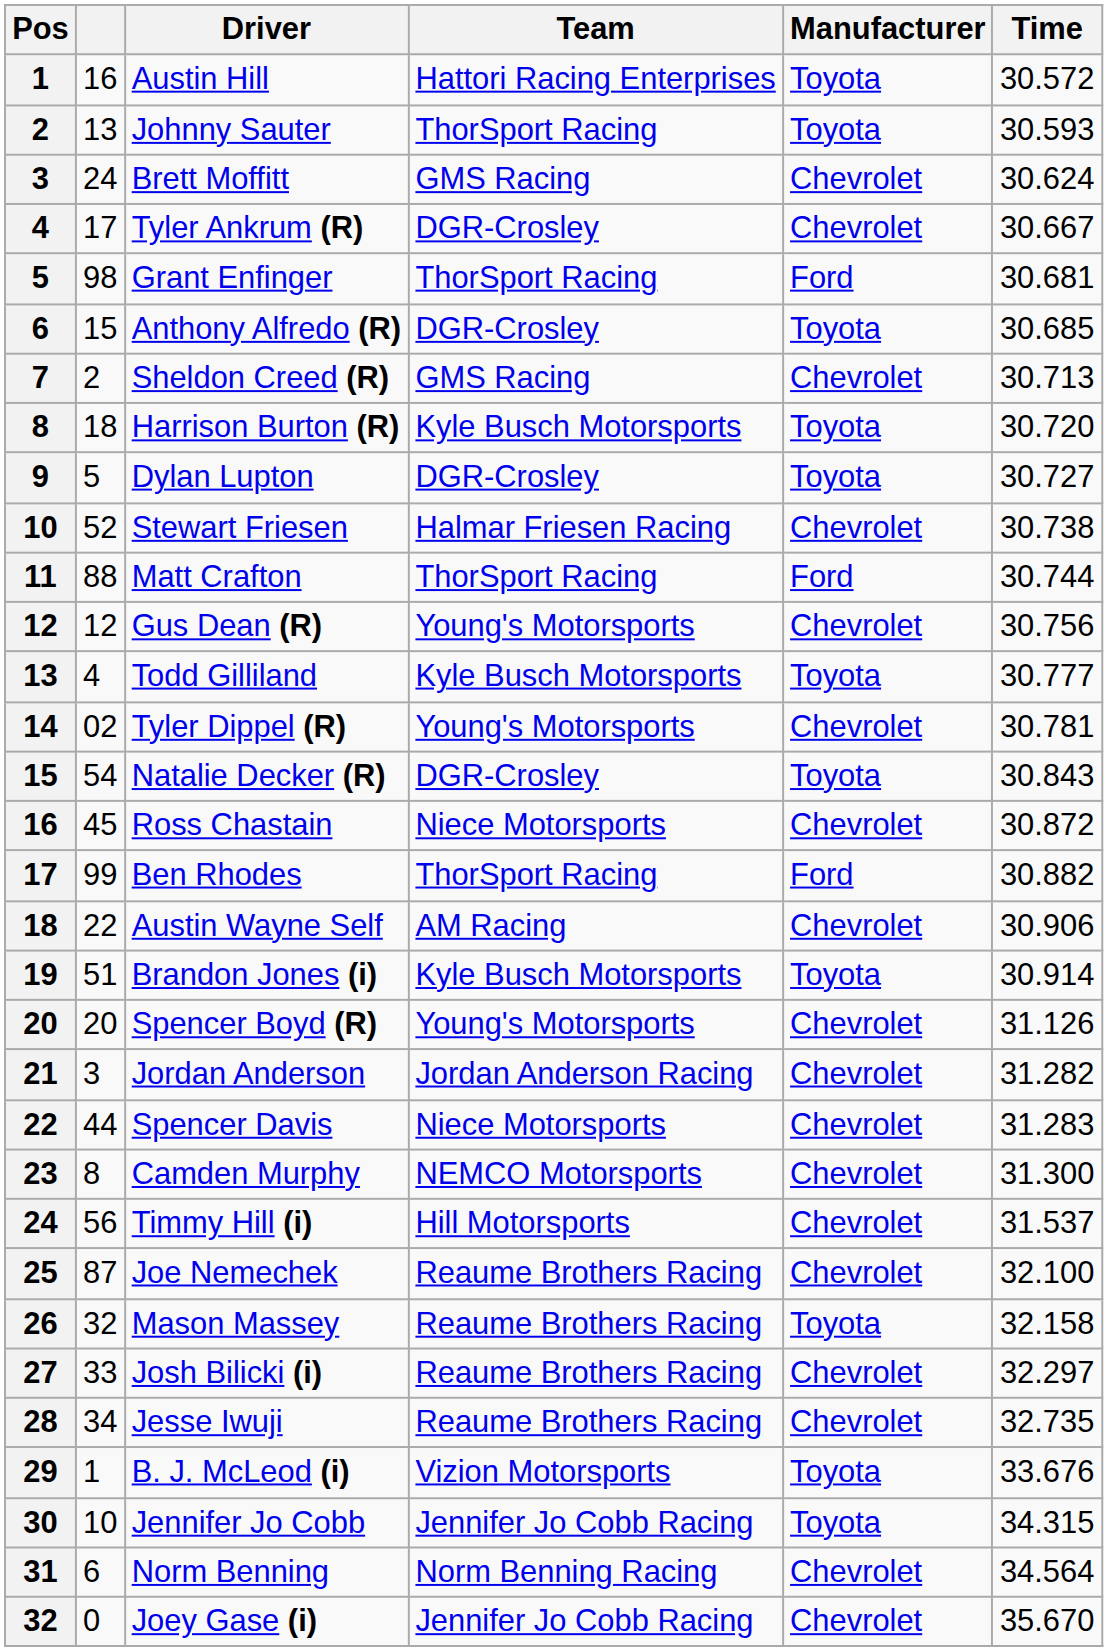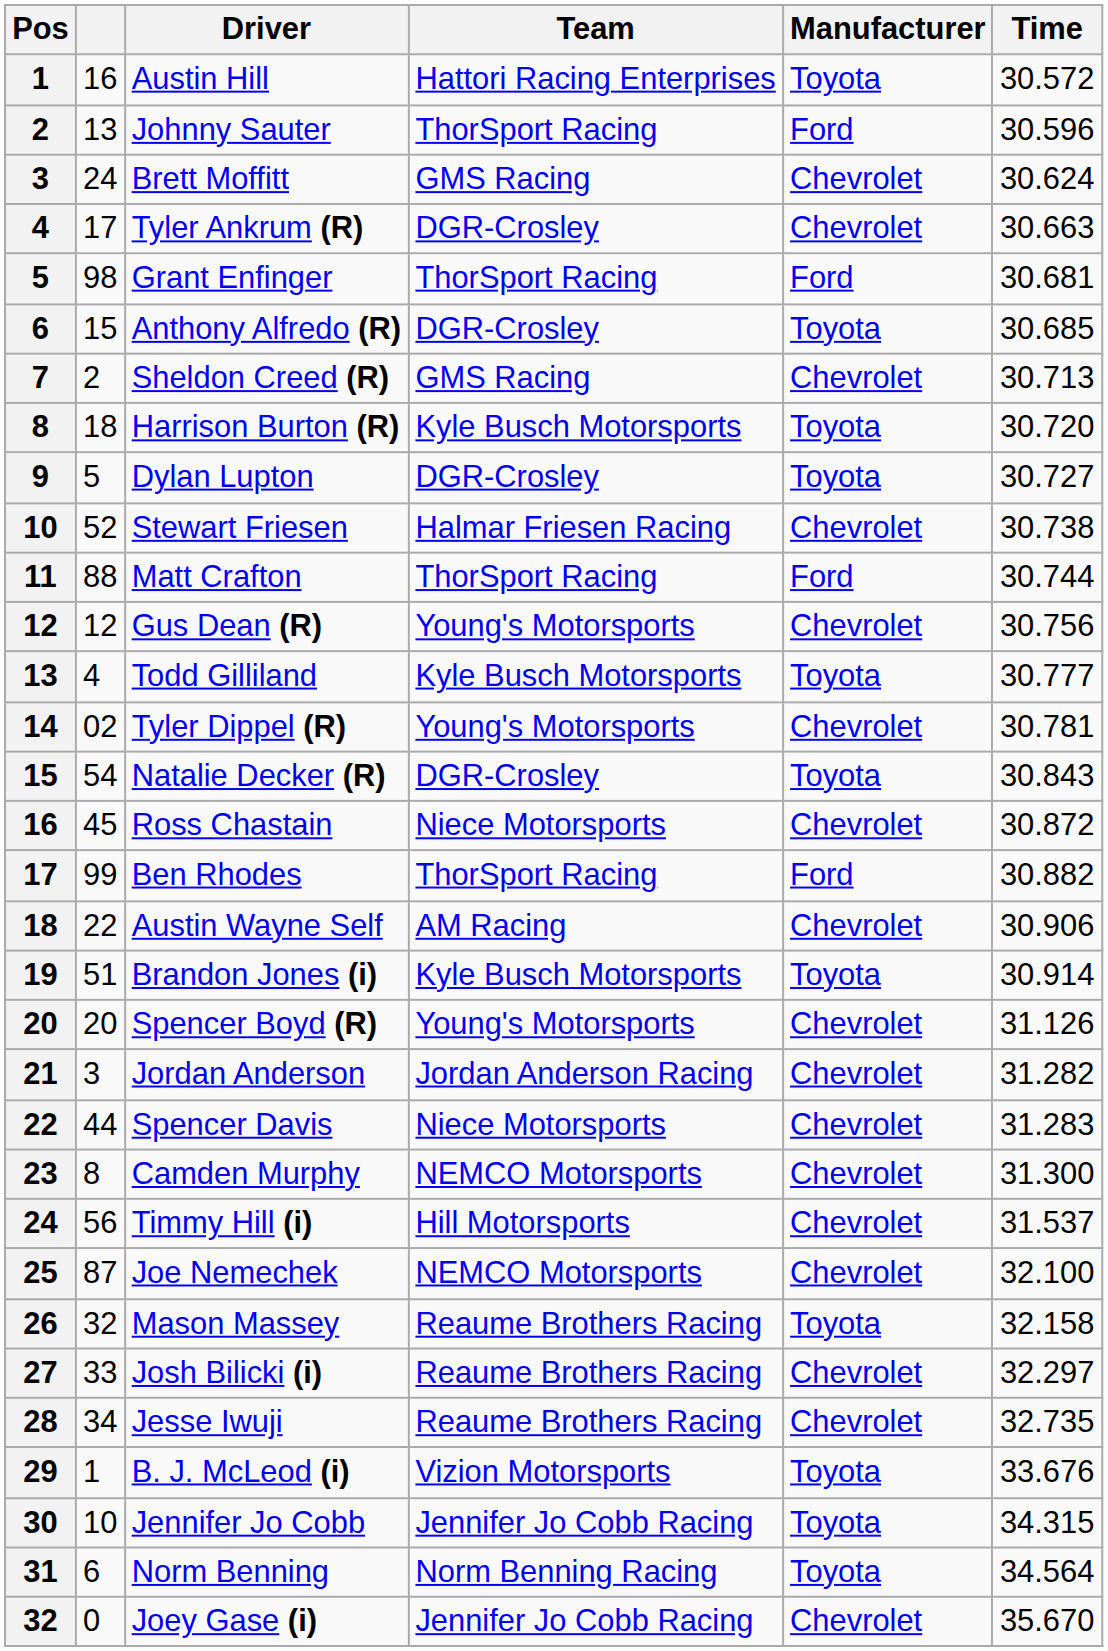(836, 128) Toyota -> (822, 128) Ford
(1047, 128) 30.593 -> (1047, 128) 30.596
(1047, 228) 30.667 -> (1047, 228) 30.663
(589, 1272) Reaume Brothers Racing -> (559, 1272) NEMCO Motorsports
(856, 1571) Chevrolet -> (836, 1571) Toyota
